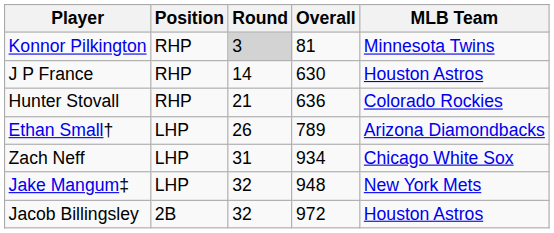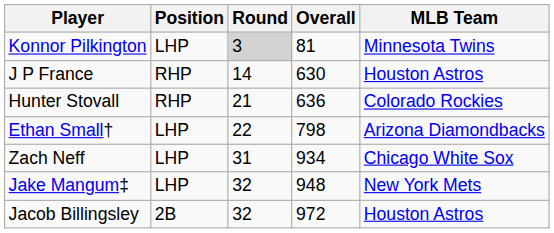(173, 46) RHP -> (172, 46) LHP
(242, 130) 26 -> (242, 130) 22
(311, 130) 789 -> (311, 130) 798
